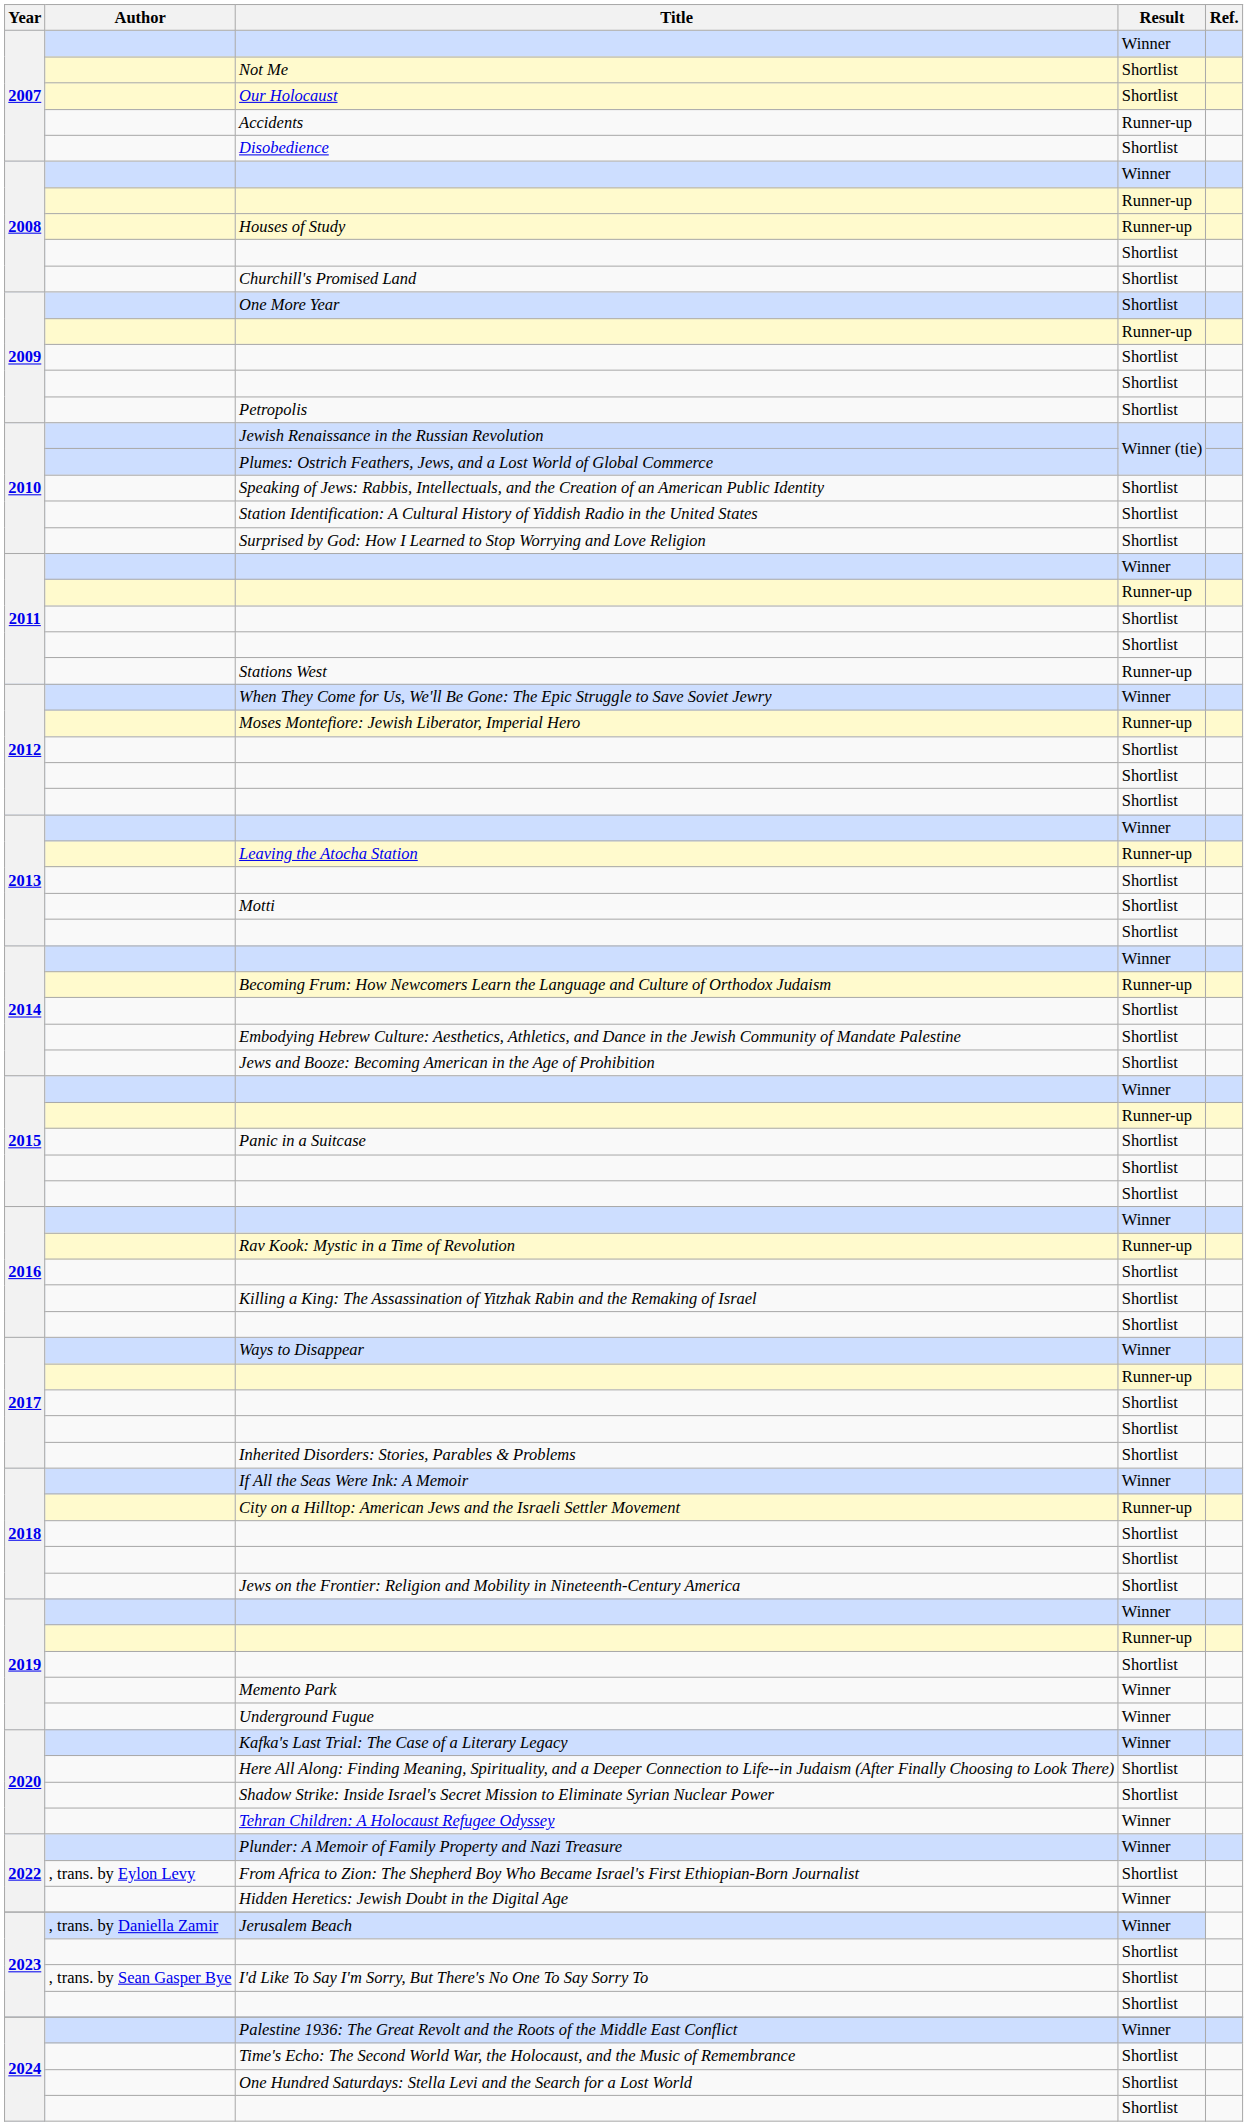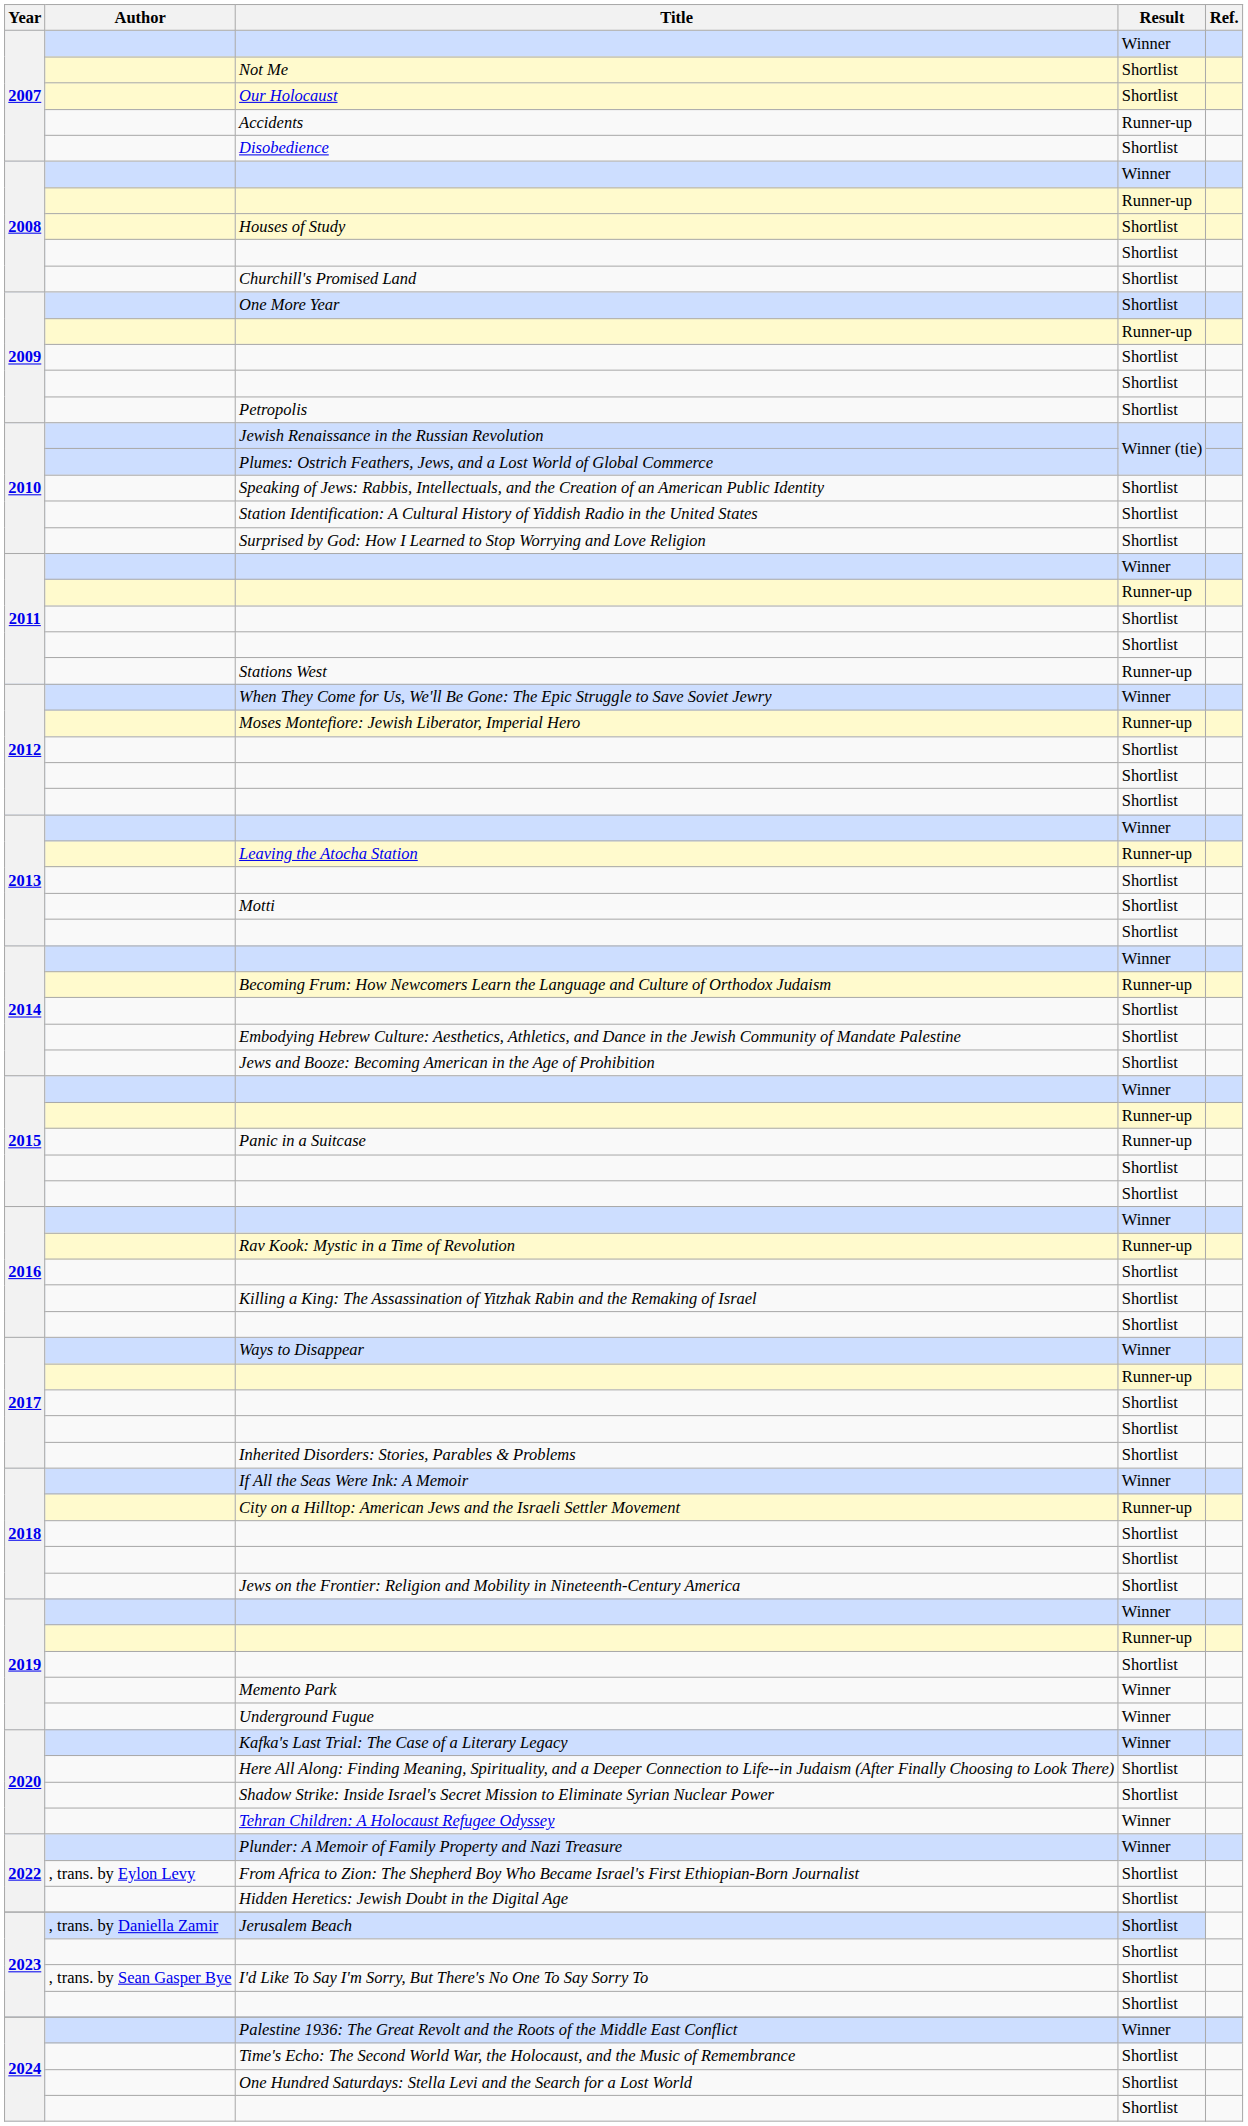(1157, 226) Runner-up -> (1150, 226) Shortlist
(1150, 1141) Shortlist -> (1157, 1141) Runner-up
(1146, 1899) Winner -> (1150, 1899) Shortlist
(1146, 1925) Winner -> (1150, 1925) Shortlist
